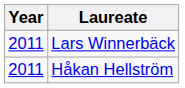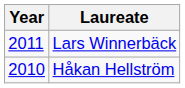(26, 69) 2011 -> (27, 69) 2010
